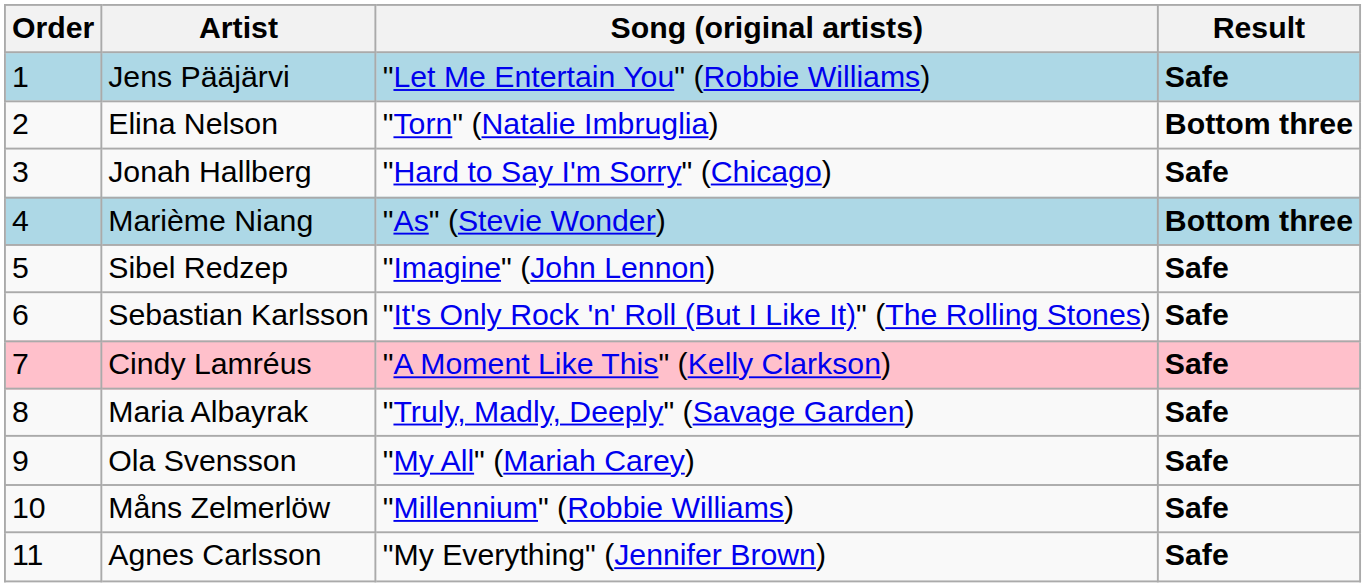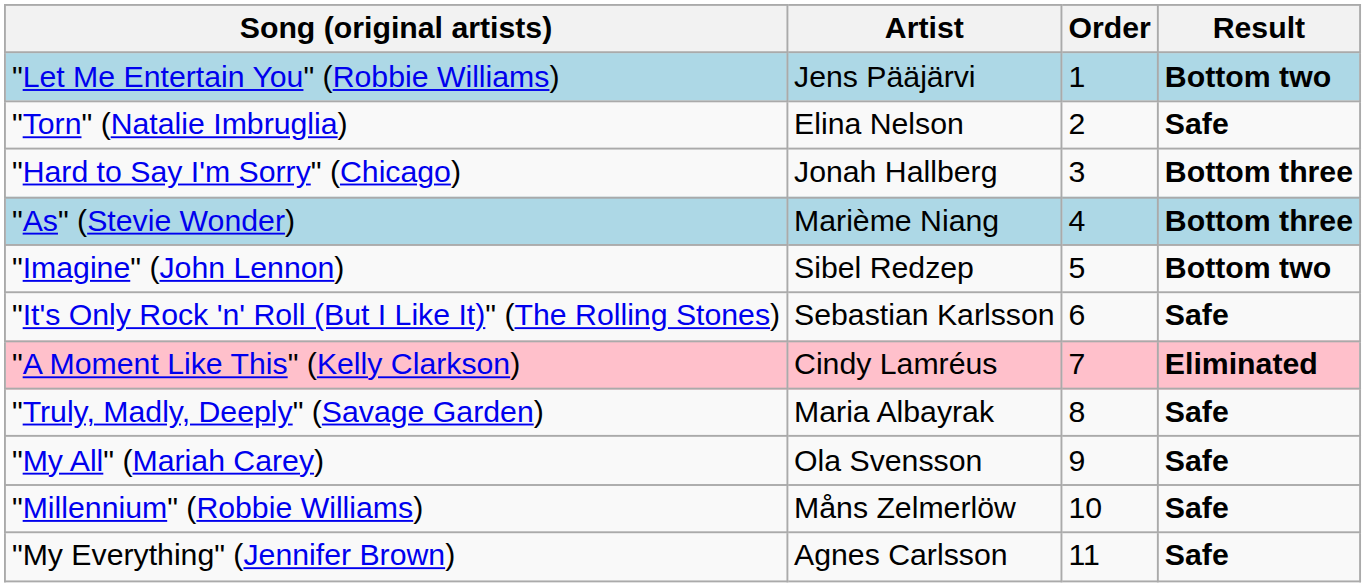columns swapped: (53, 28) <-> (767, 28)
(1197, 76) Safe -> (1248, 76) Bottom two
(1259, 124) Bottom three -> (1197, 124) Safe
(1197, 172) Safe -> (1259, 172) Bottom three
(1197, 268) Safe -> (1248, 268) Bottom two
(1197, 364) Safe -> (1241, 364) Eliminated
